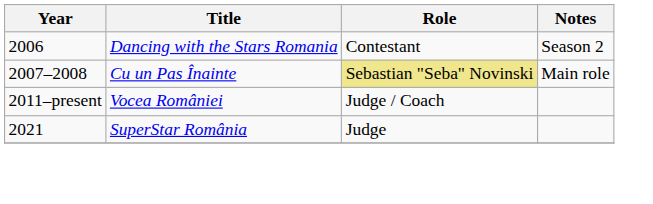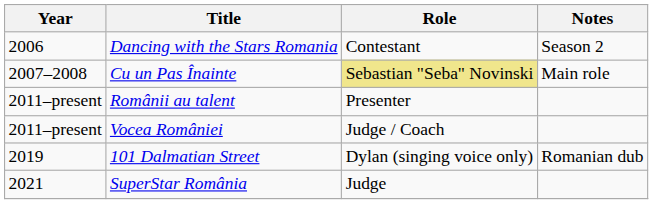+ row: (172, 101)
+ row: (185, 156)
